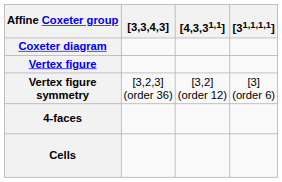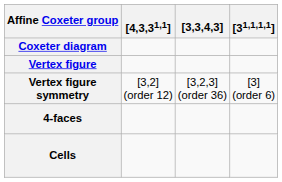columns swapped: (148, 27) <-> (202, 27)
